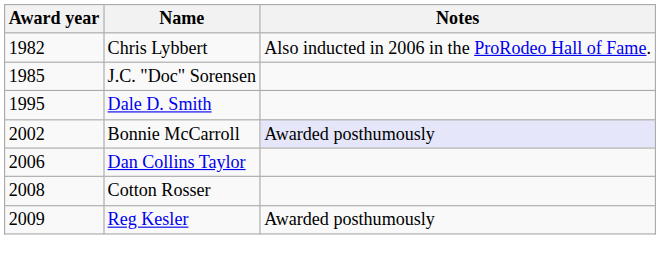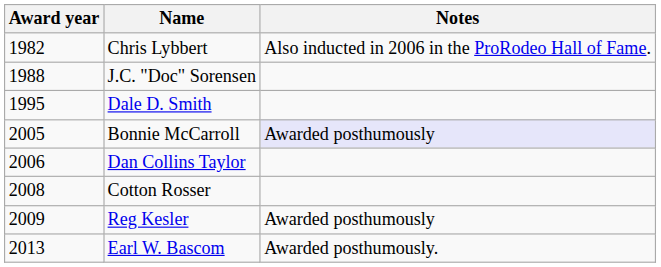(27, 76) 1985 -> (27, 76) 1988
(27, 133) 2002 -> (27, 133) 2005
+ row: (166, 248)
